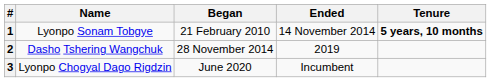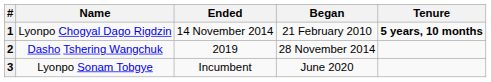columns swapped: (225, 13) <-> (327, 13)
(95, 31) Lyonpo Sonam Tobgye -> (95, 31) Lyonpo Chogyal Dago Rigdzin
(95, 67) Lyonpo Chogyal Dago Rigdzin -> (95, 67) Lyonpo Sonam Tobgye
